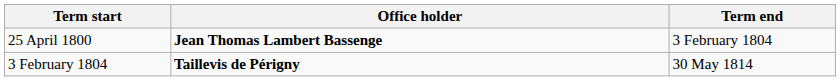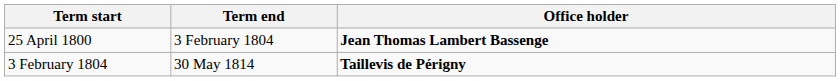columns swapped: (752, 16) <-> (420, 16)
